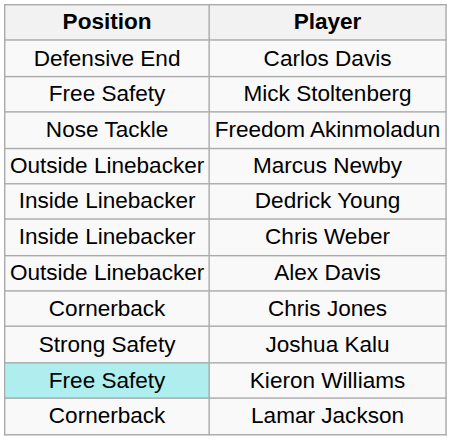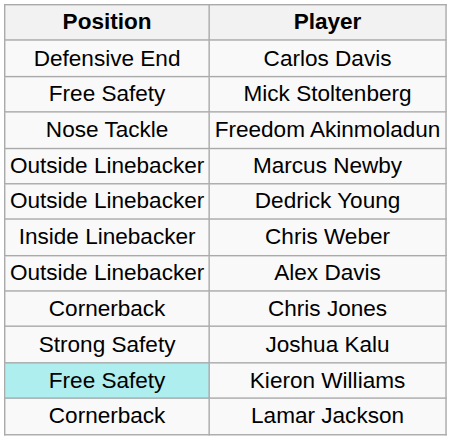(107, 201) Inside Linebacker -> (107, 201) Outside Linebacker
